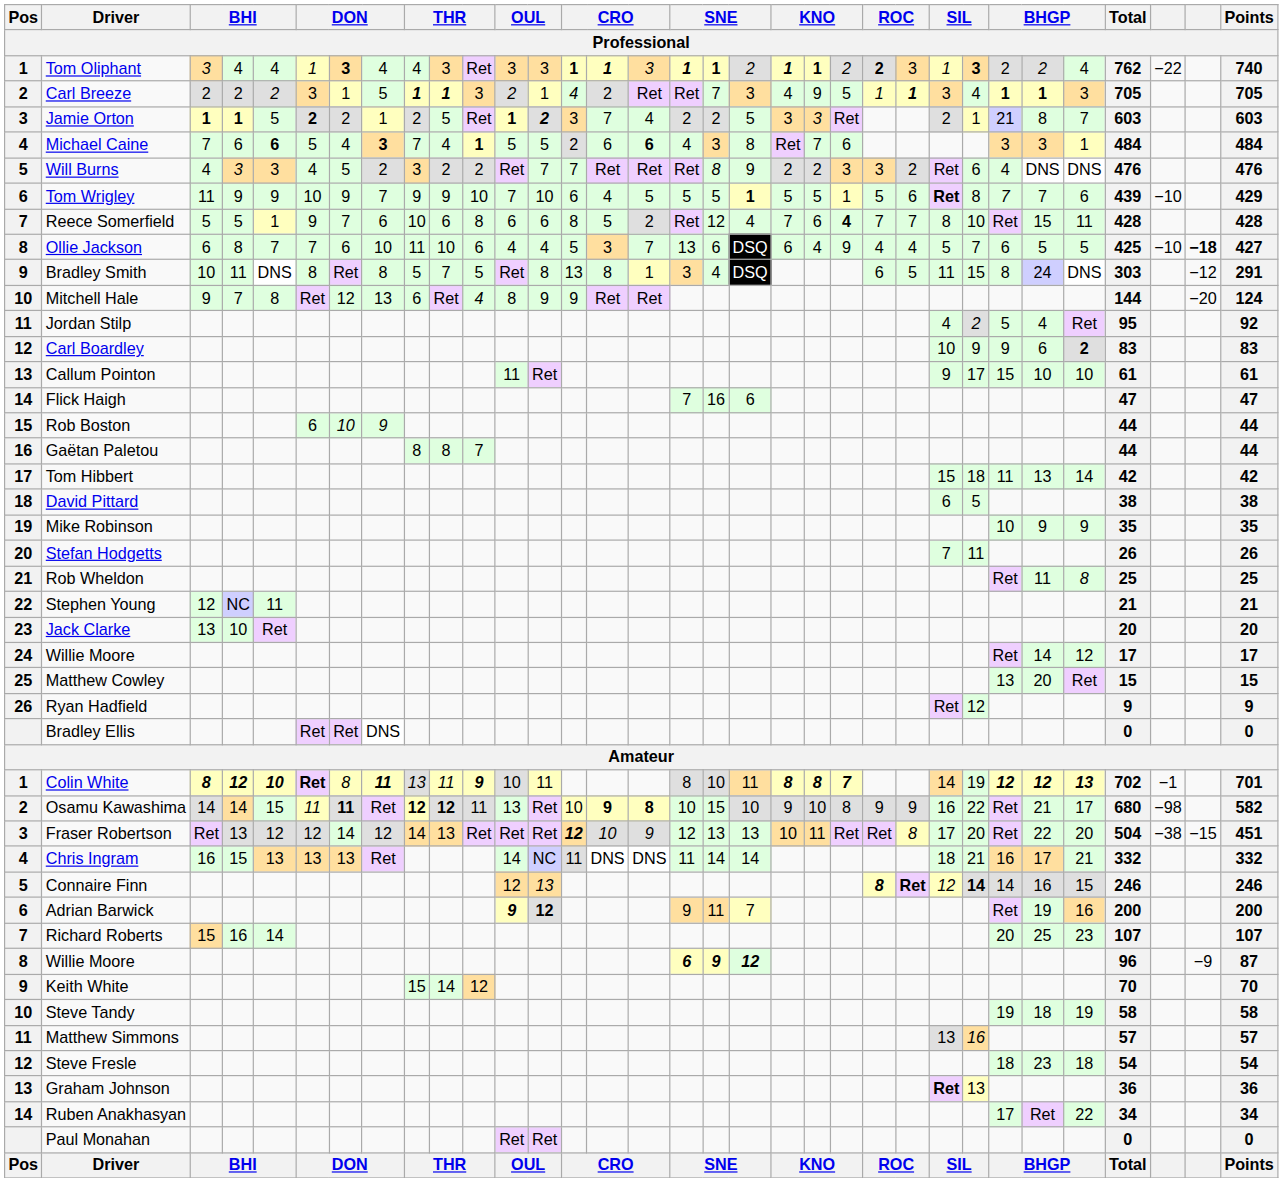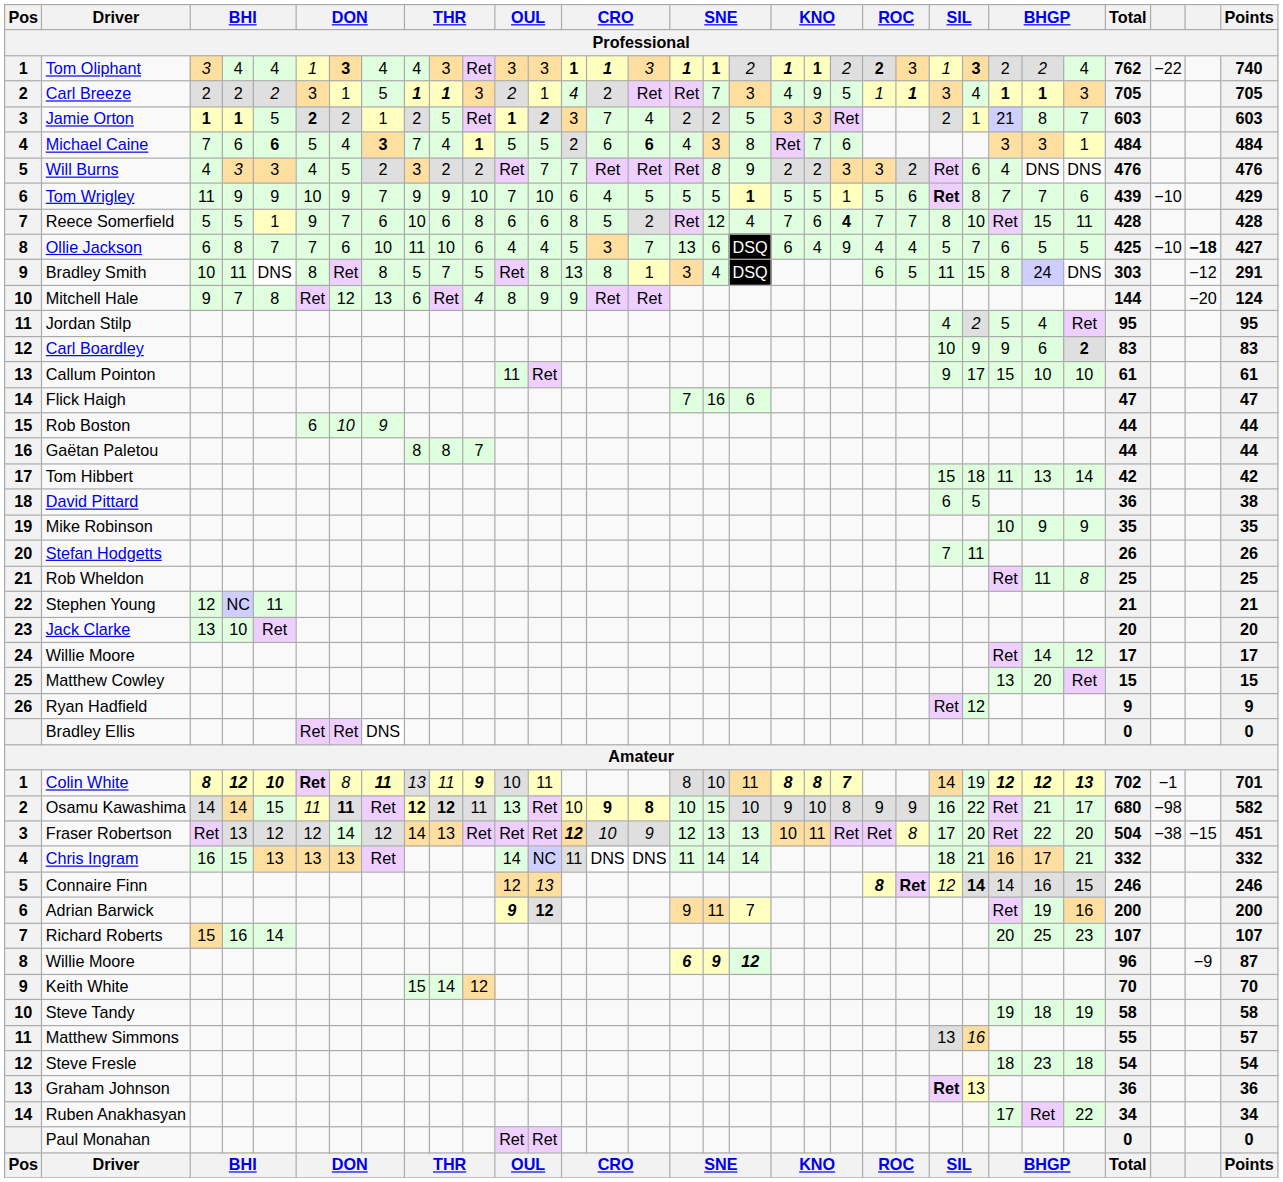(1249, 323) 92 -> (1249, 323) 95
(1128, 502) 38 -> (1128, 502) 36
(1128, 1037) 57 -> (1128, 1037) 55
